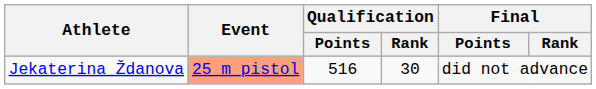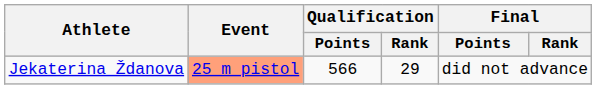(343, 70) 516 -> (343, 70) 566
(410, 70) 30 -> (410, 70) 29
